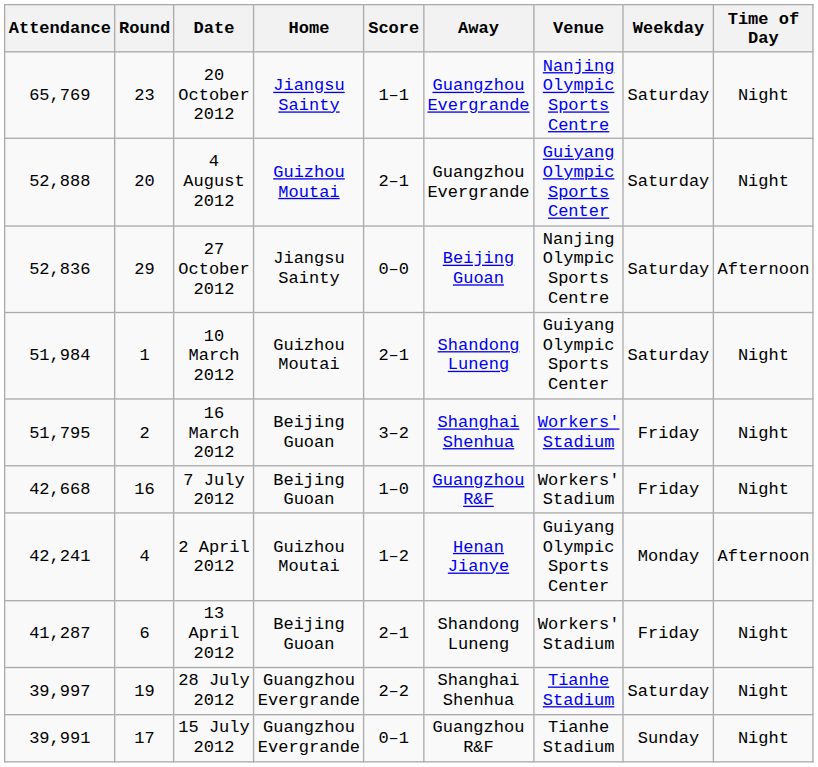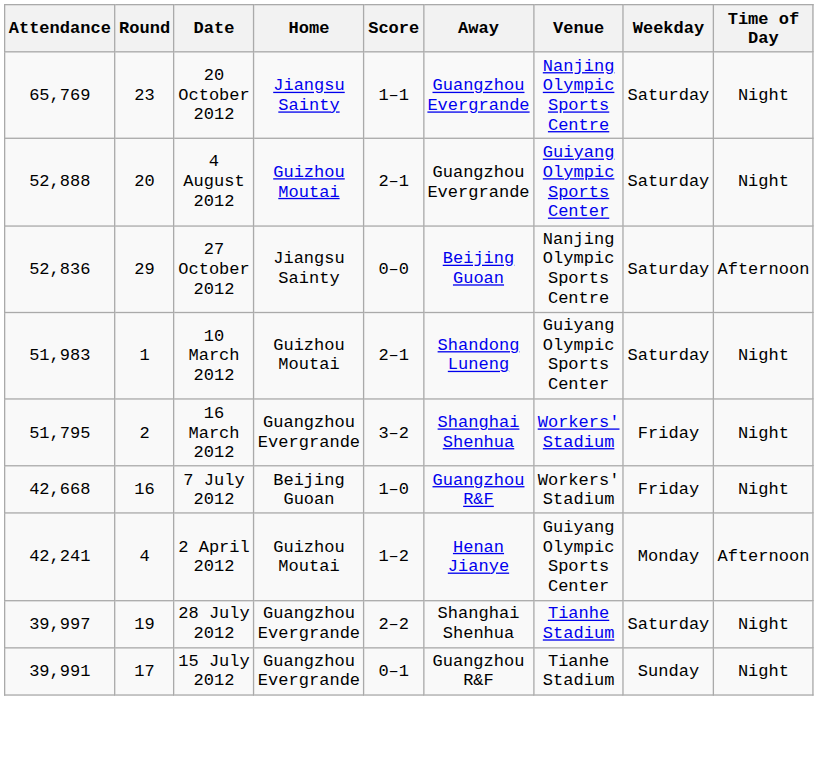(60, 356) 51,984 -> (60, 356) 51,983
(309, 432) Beijing Guoan -> (309, 432) Guangzhou Evergrande
- row: (214, 634)
